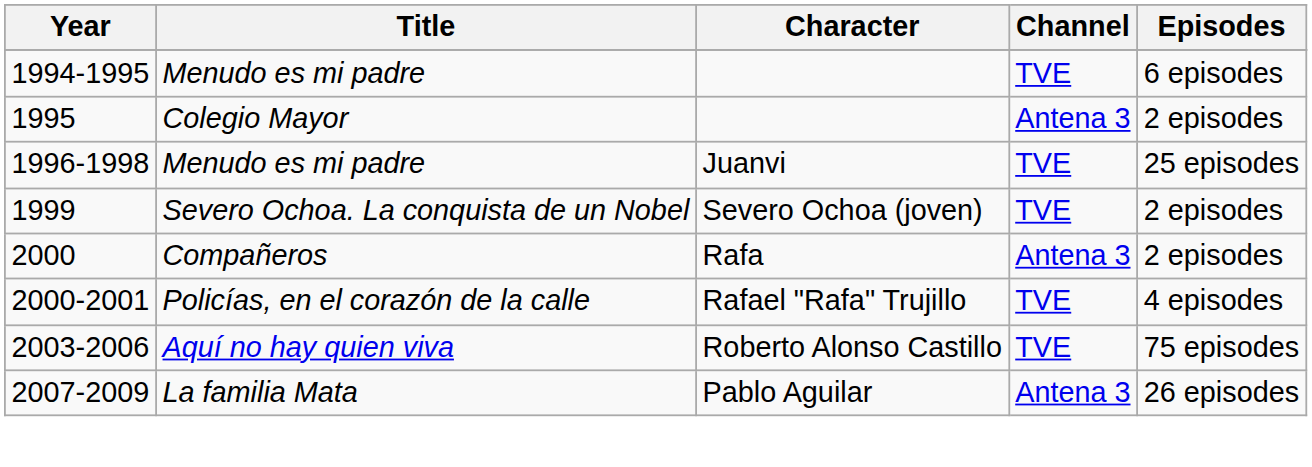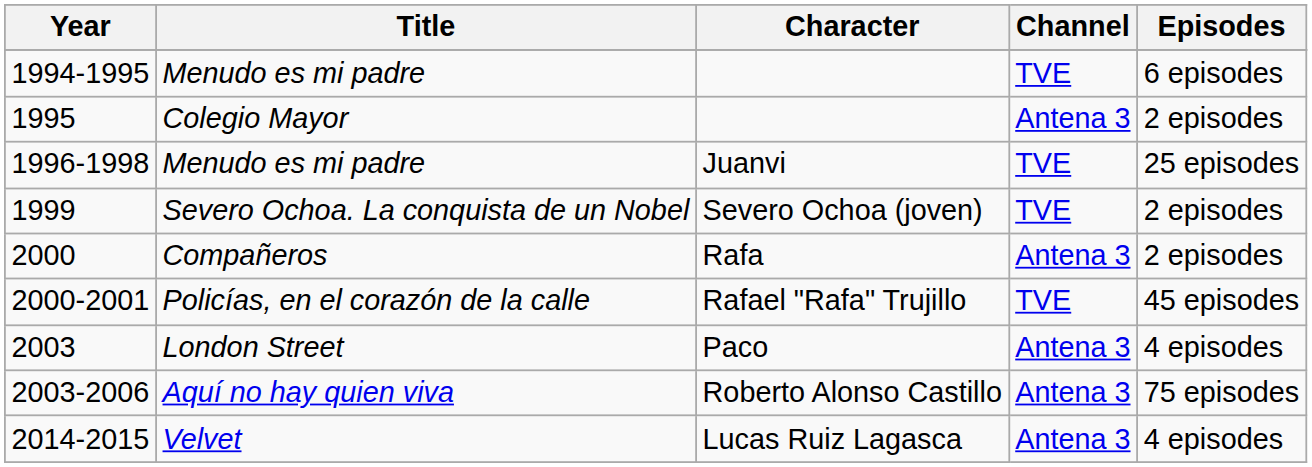(1213, 301) 4 episodes -> (1221, 301) 45 episodes
+ row: (253, 347)
(1043, 347) TVE -> (1073, 392) Antena 3
- row: (260, 392)
+ row: (202, 438)
